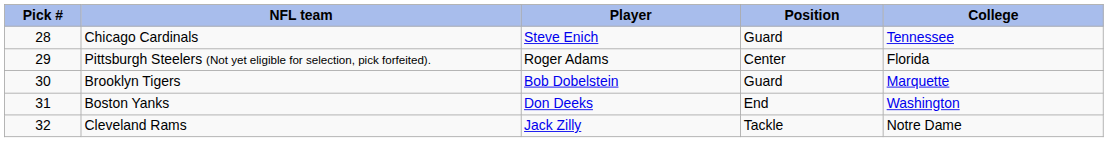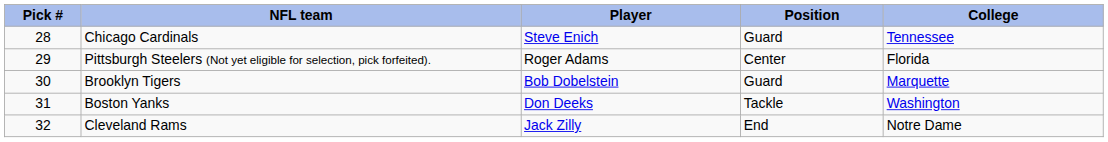(756, 103) End -> (764, 103) Tackle
(764, 125) Tackle -> (756, 125) End
